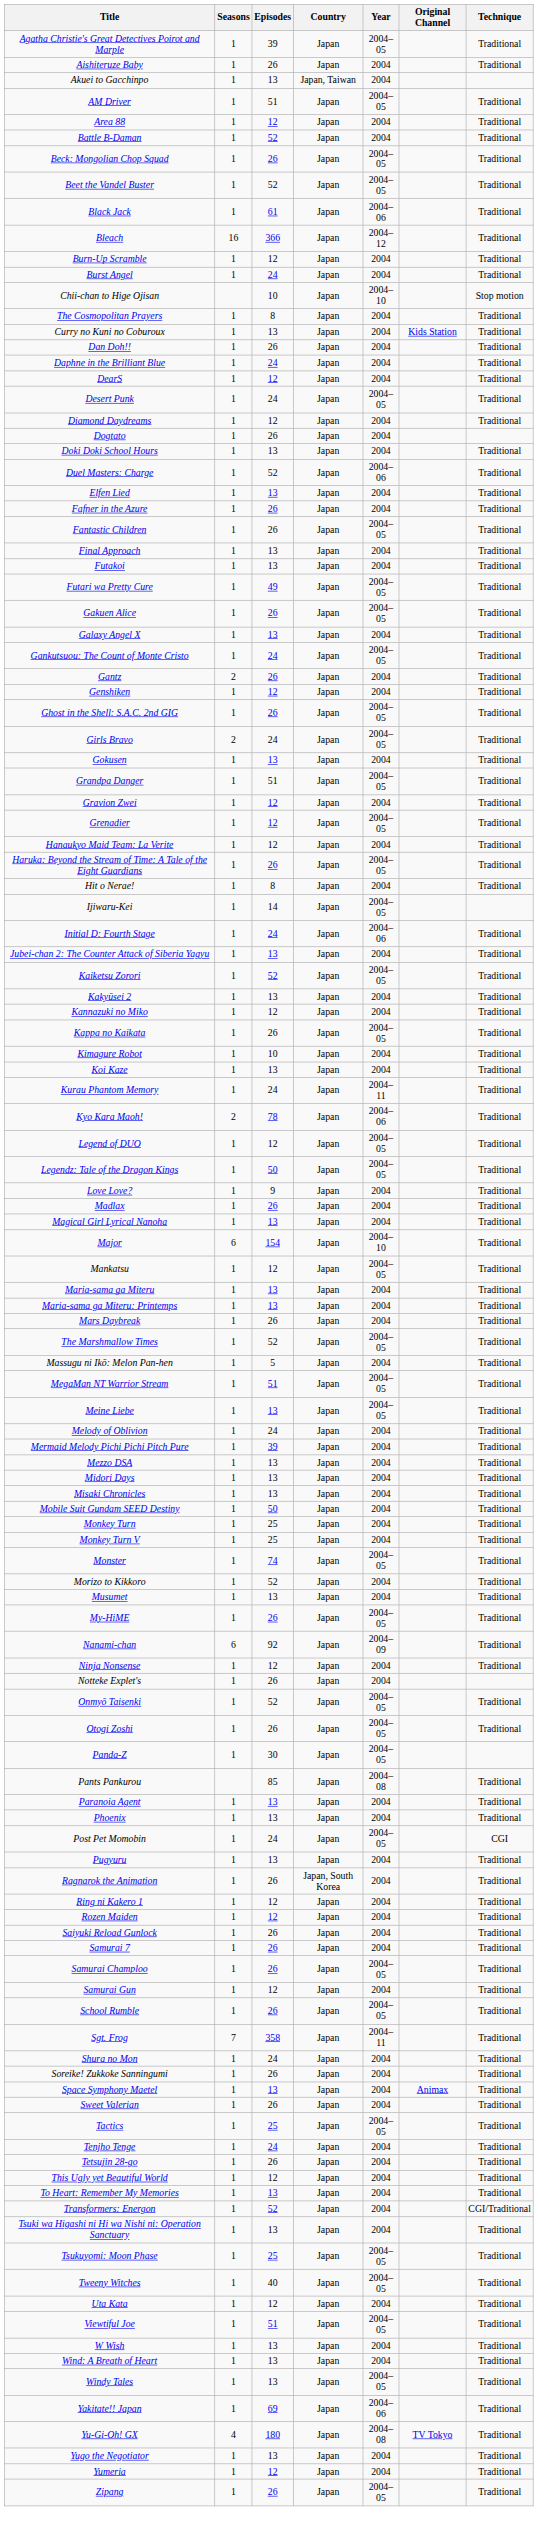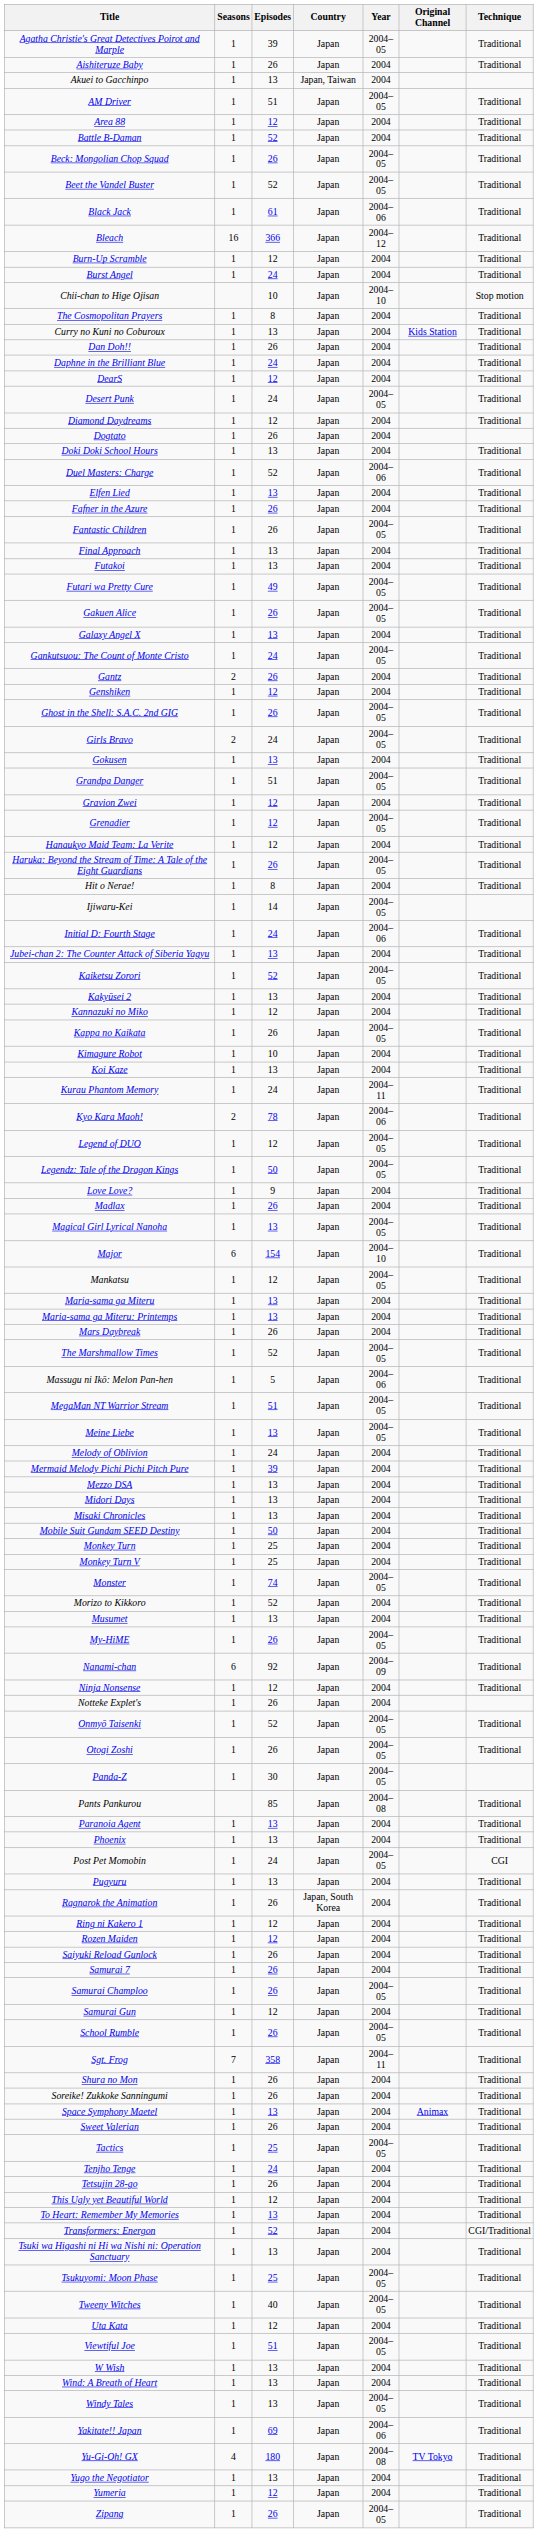(381, 1221) 2004 -> (381, 1227) 2004–05
(381, 1363) 2004 -> (381, 1379) 2004–06
(273, 2058) 24 -> (273, 2080) 26
